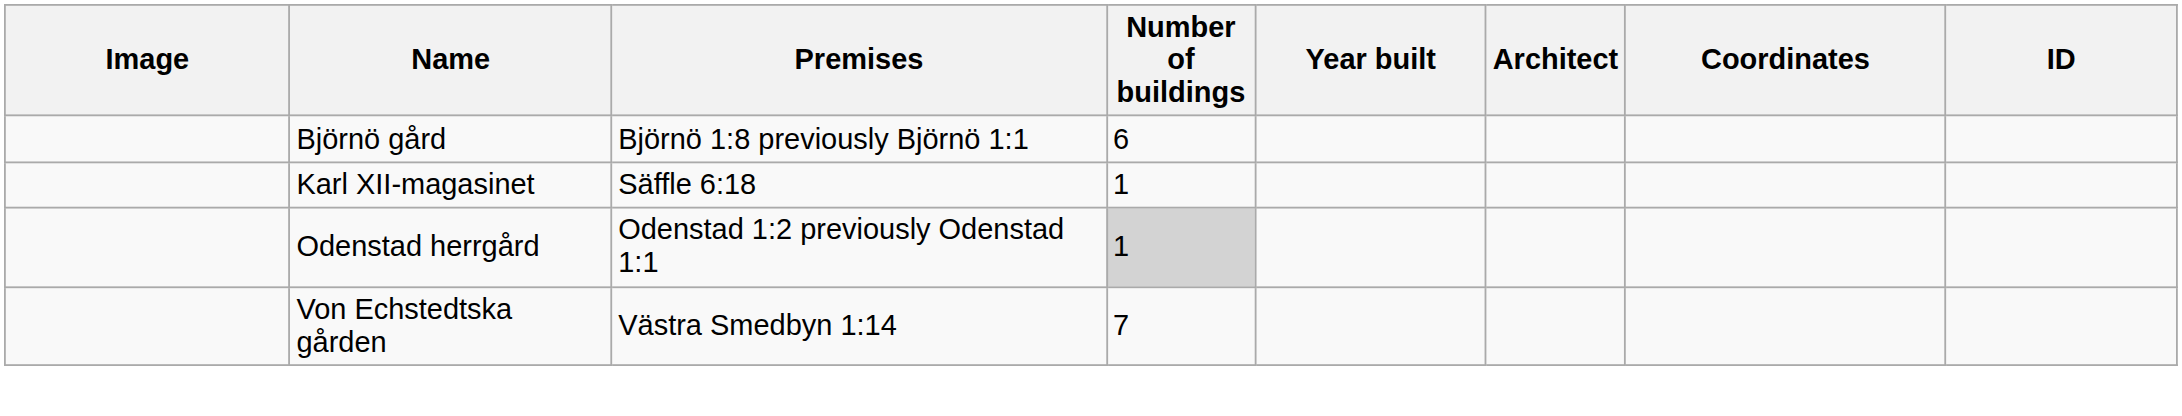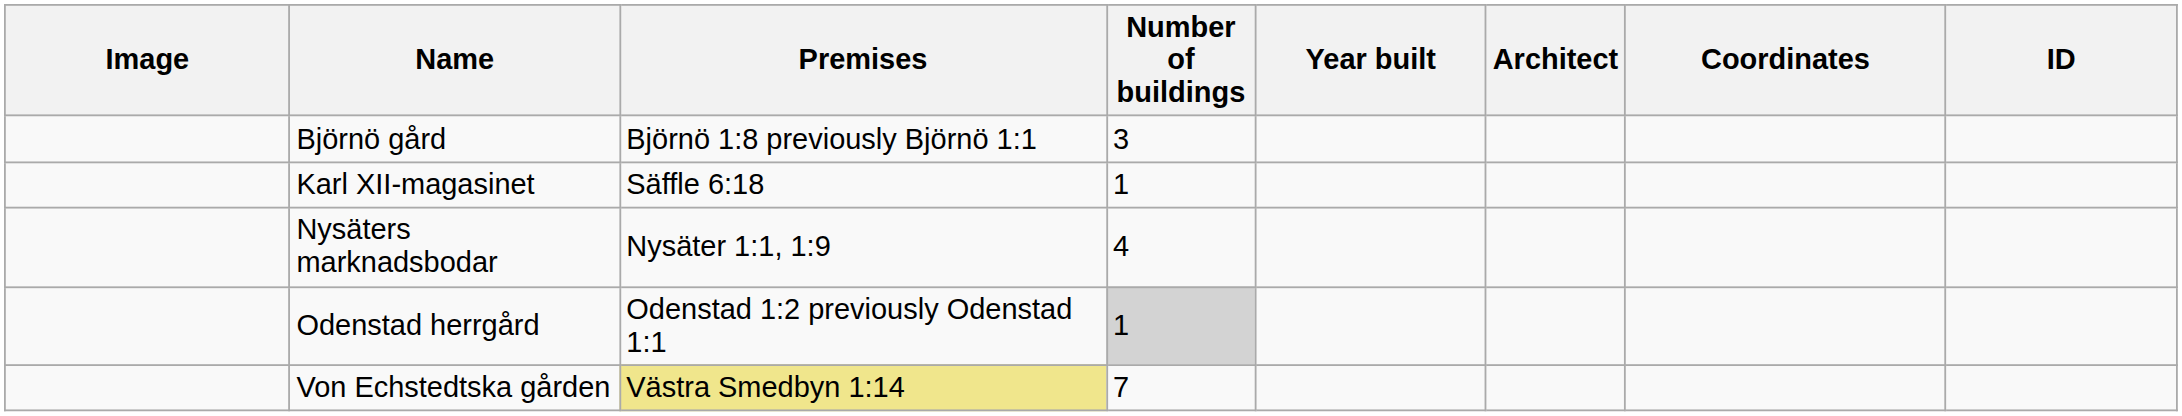(1121, 138) 6 -> (1121, 138) 3
+ row: (397, 246)
(757, 325) no background -> (766, 387) khaki background
